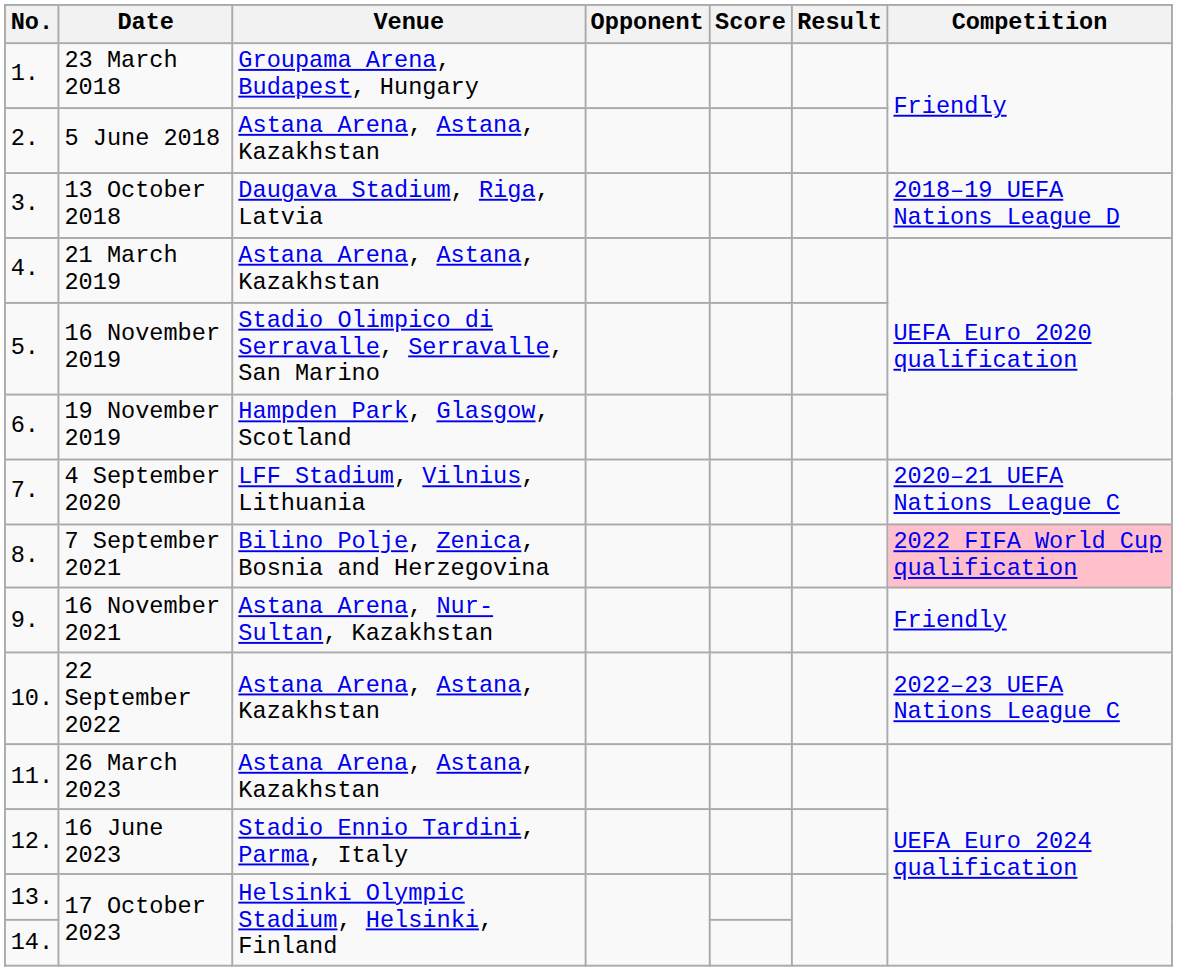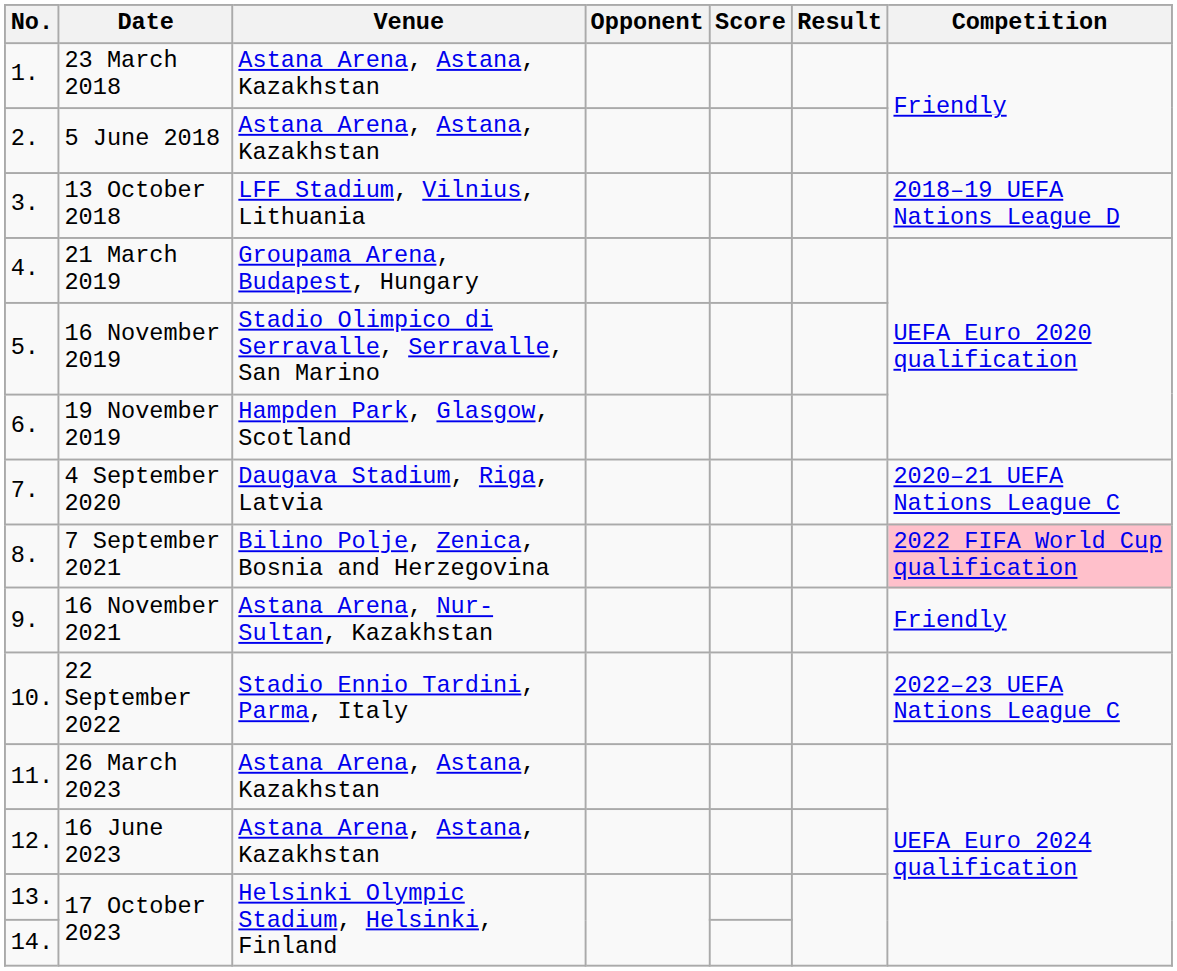(359, 76) Groupama Arena, Budapest, Hungary -> (387, 76) Astana Arena, Astana, Kazakhstan
(394, 205) Daugava Stadium, Riga, Latvia -> (387, 205) LFF Stadium, Vilnius, Lithuania
(387, 270) Astana Arena, Astana, Kazakhstan -> (359, 270) Groupama Arena, Budapest, Hungary
(387, 491) LFF Stadium, Vilnius, Lithuania -> (394, 491) Daugava Stadium, Riga, Latvia
(387, 699) Astana Arena, Astana, Kazakhstan -> (387, 699) Stadio Ennio Tardini, Parma, Italy
(387, 842) Stadio Ennio Tardini, Parma, Italy -> (387, 842) Astana Arena, Astana, Kazakhstan
